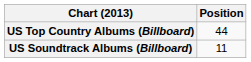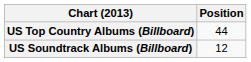(221, 48) 11 -> (221, 48) 12
